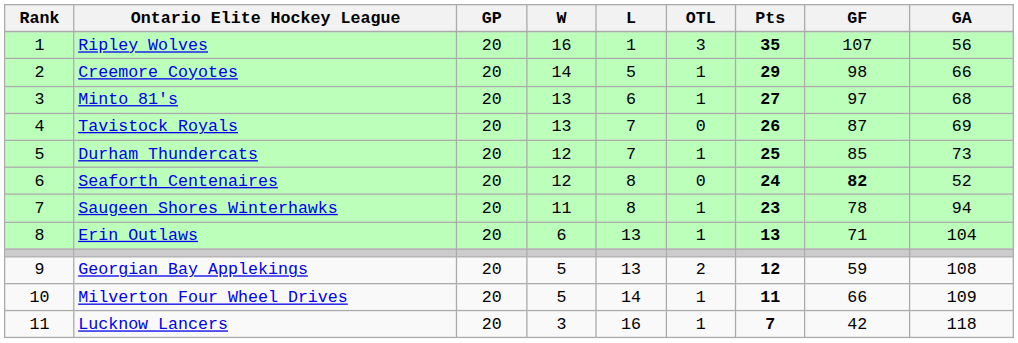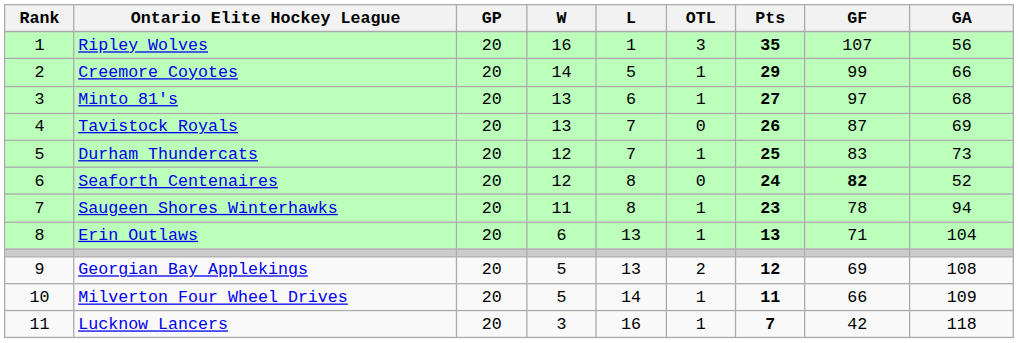(857, 72) 98 -> (857, 72) 99
(857, 154) 85 -> (857, 154) 83
(857, 270) 59 -> (857, 270) 69
